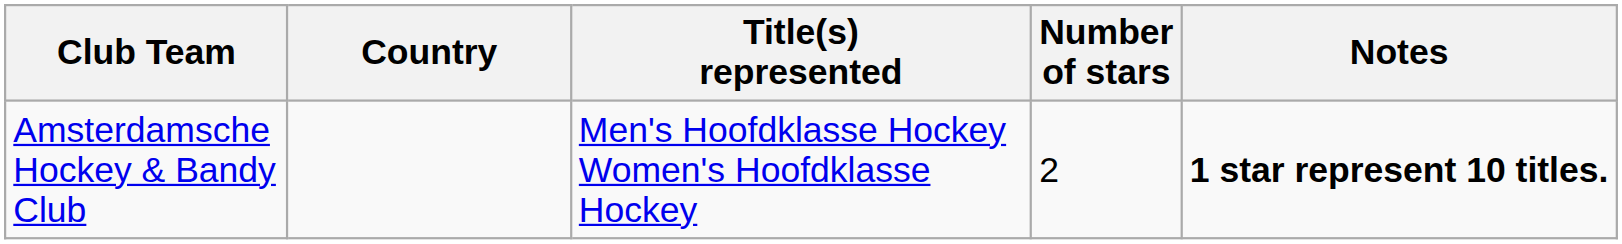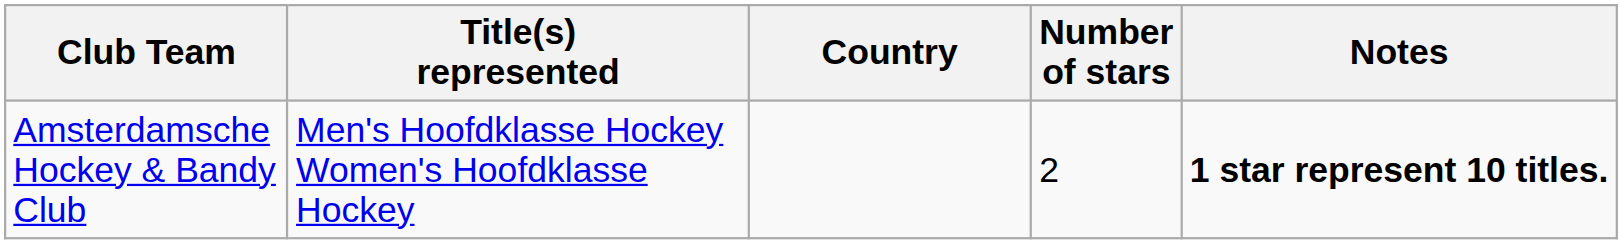columns swapped: (429, 52) <-> (801, 52)
